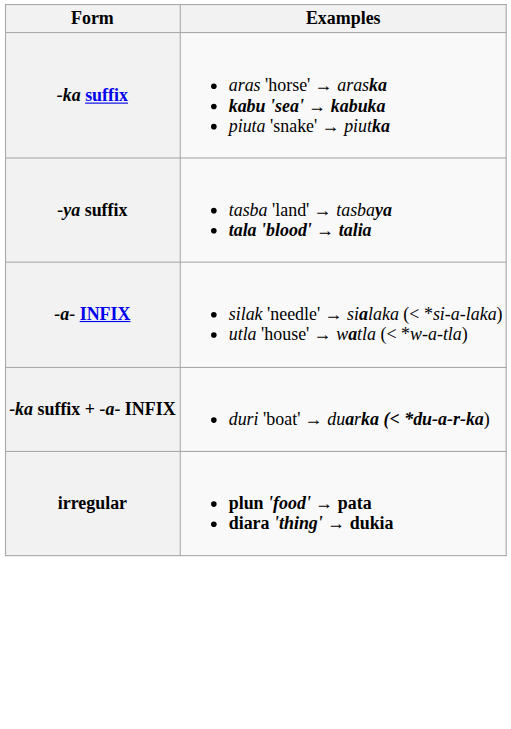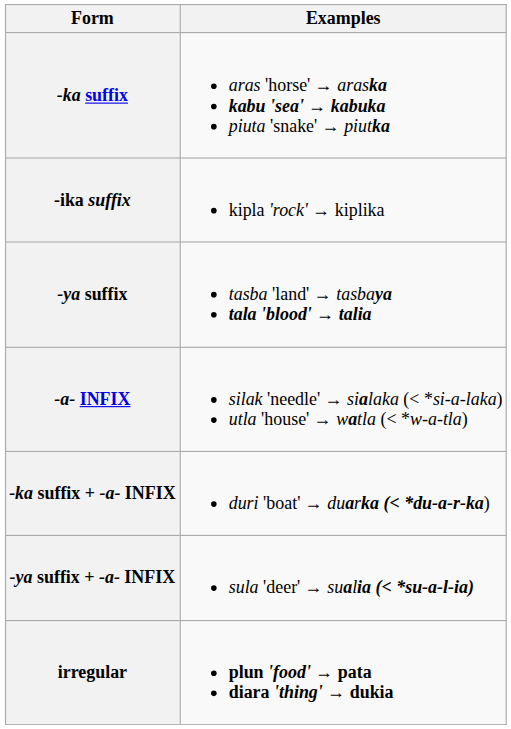+ row: (92, 199)
+ row: (92, 577)
